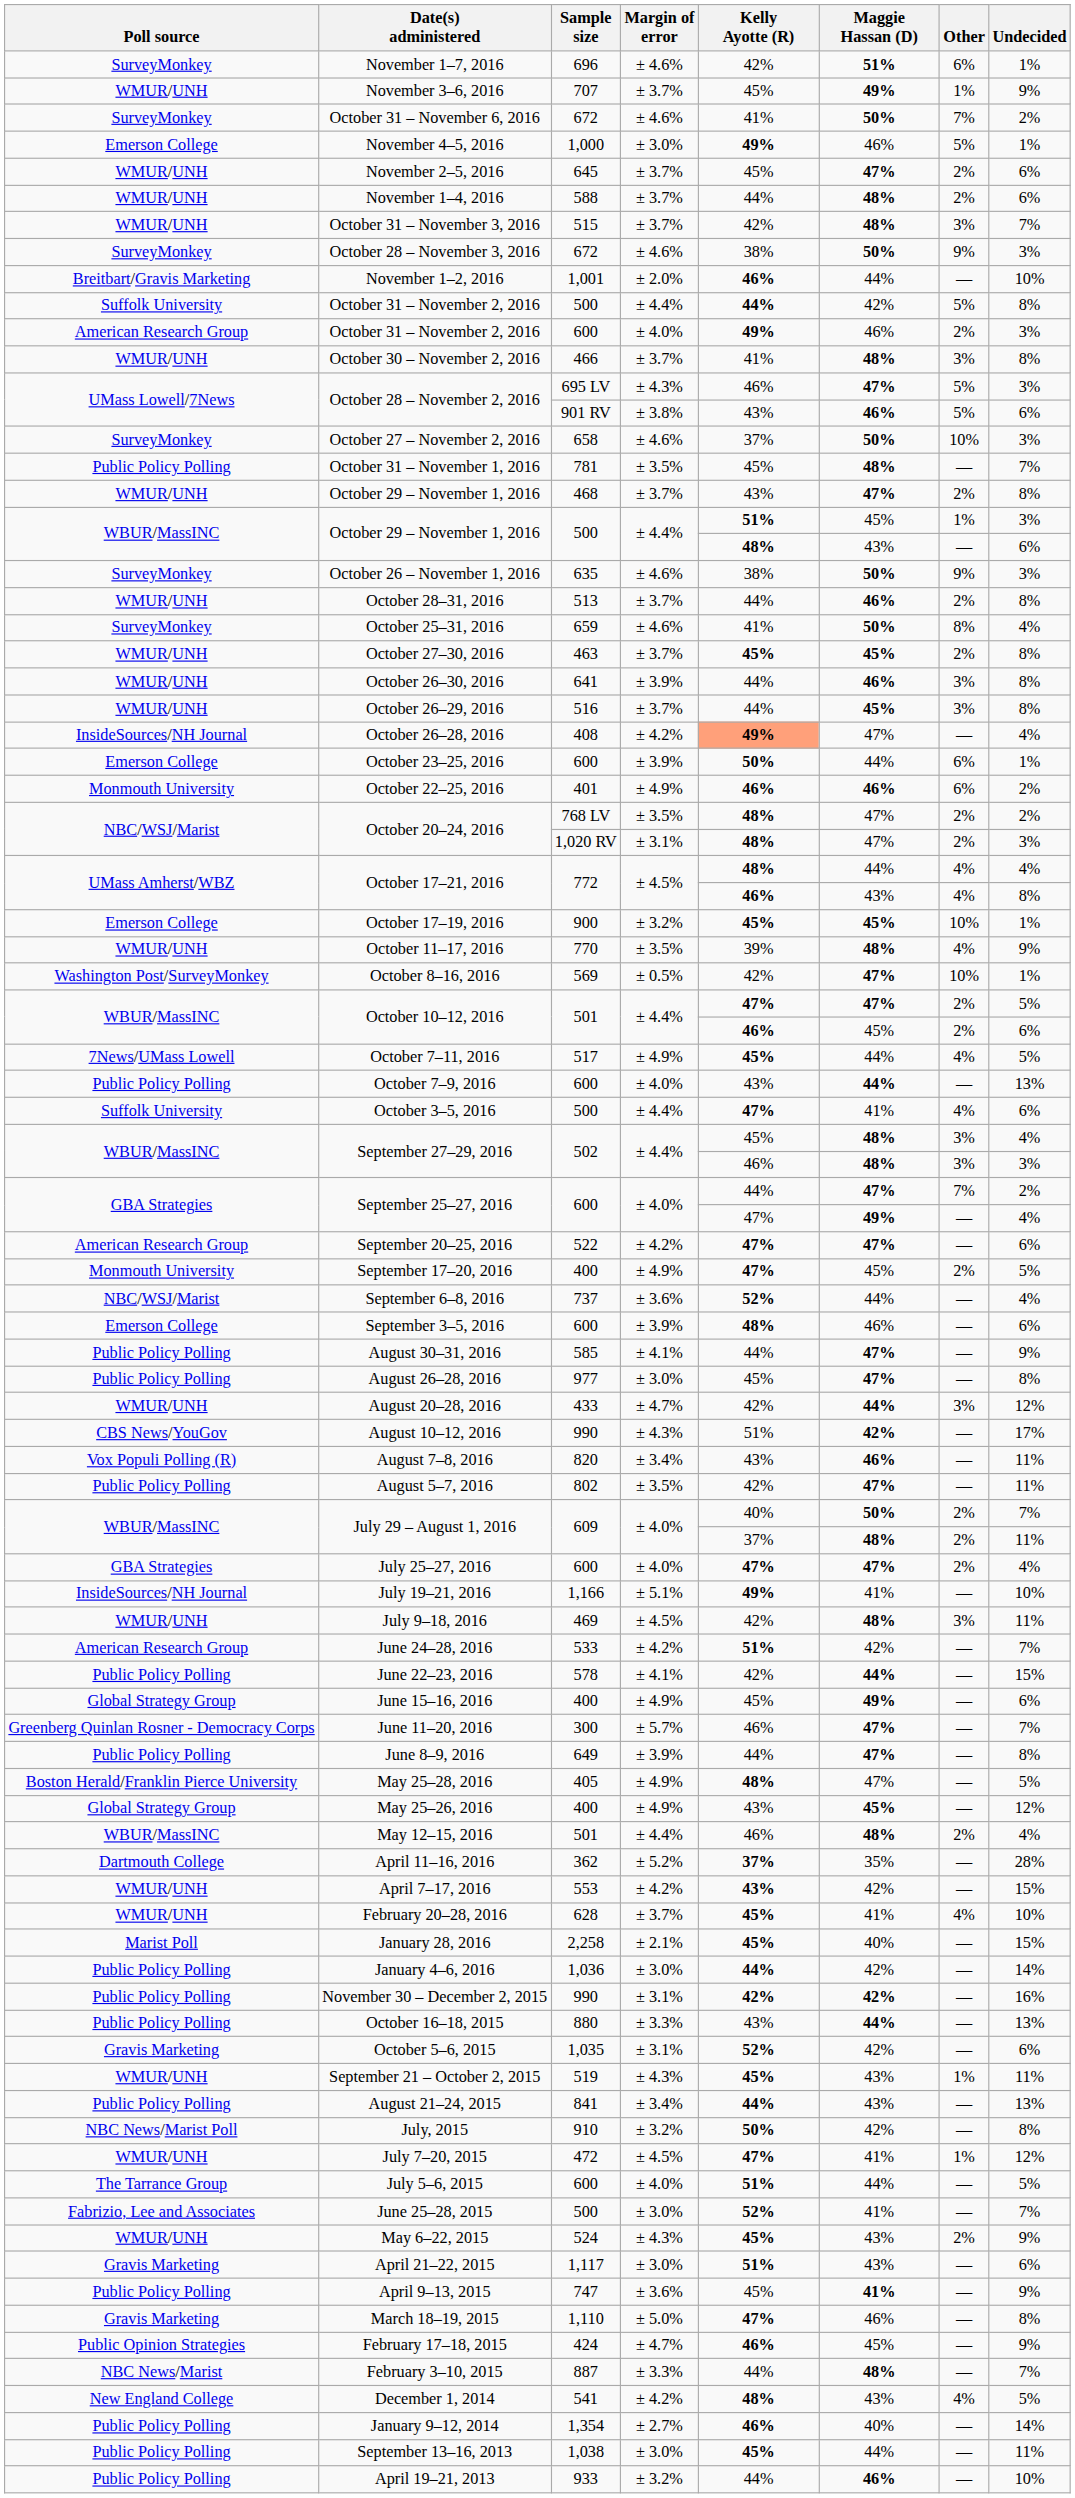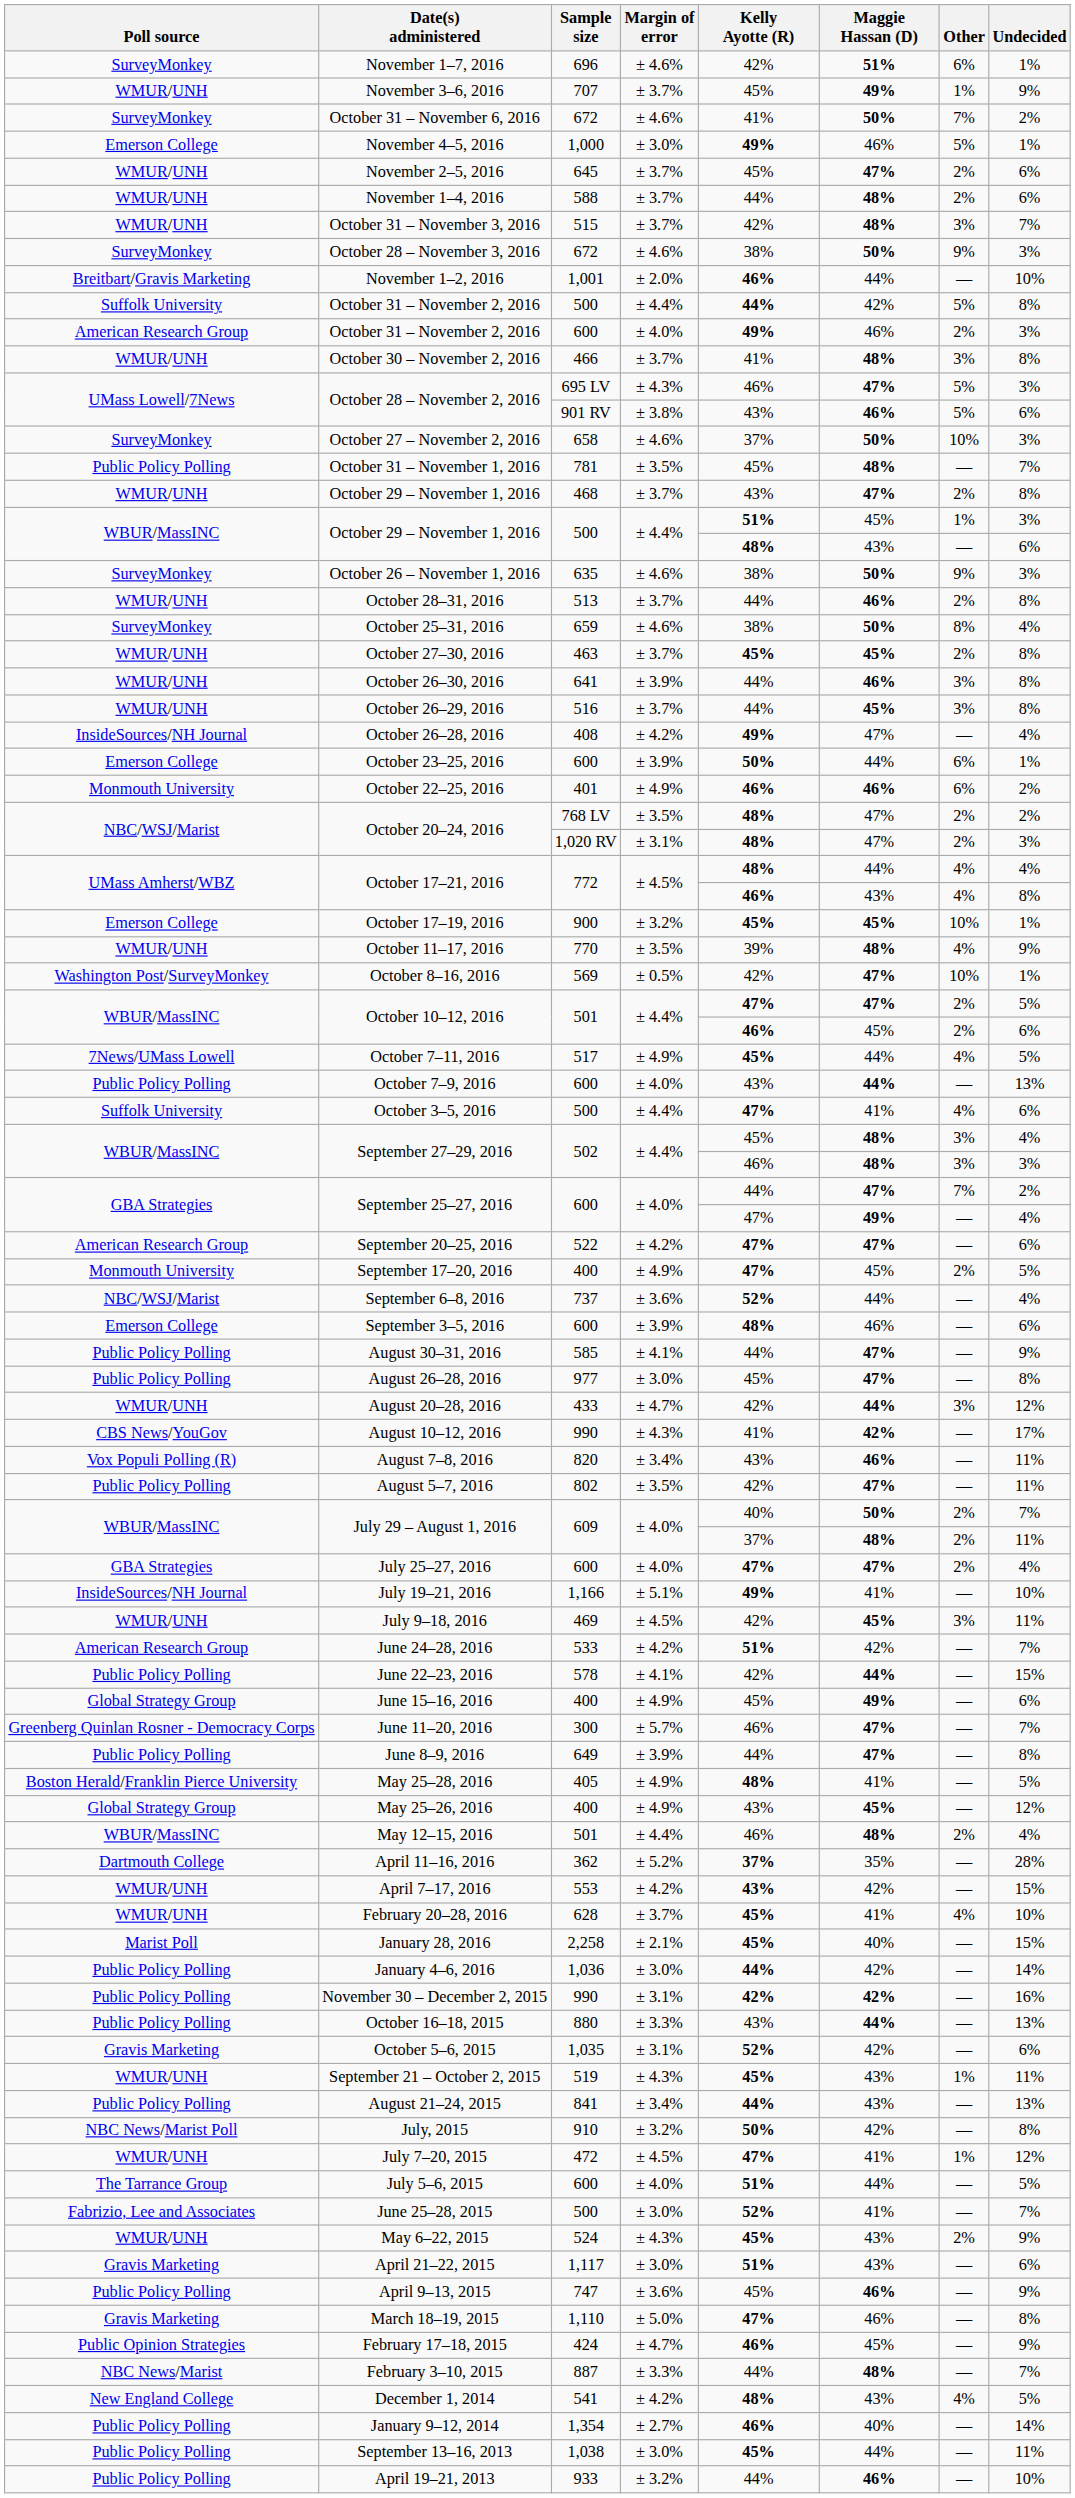(759, 627) 41% -> (759, 627) 38%
(759, 735) lightsalmon background -> (759, 735) no background
(759, 1433) 51% -> (759, 1433) 41%
(879, 1620) 48% -> (879, 1620) 45%
(879, 1781) 47% -> (879, 1781) 41%
(879, 2291) 41% -> (879, 2291) 46%
